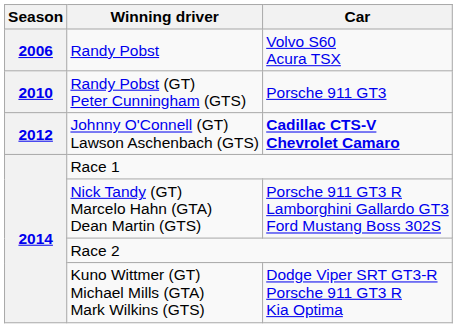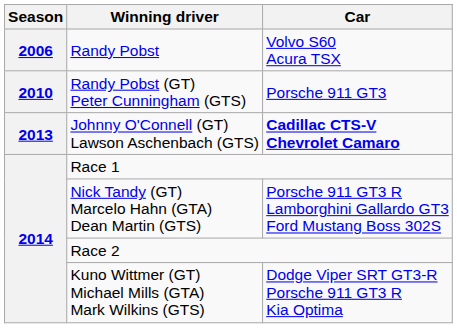(36, 134) 2012 -> (36, 134) 2013
